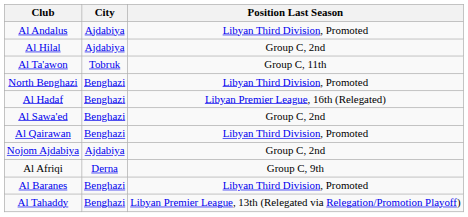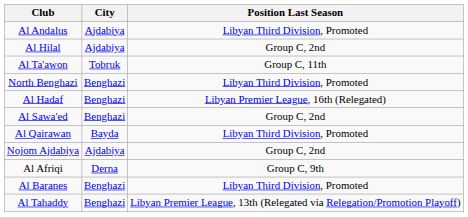(105, 133) Benghazi -> (105, 133) Bayda
